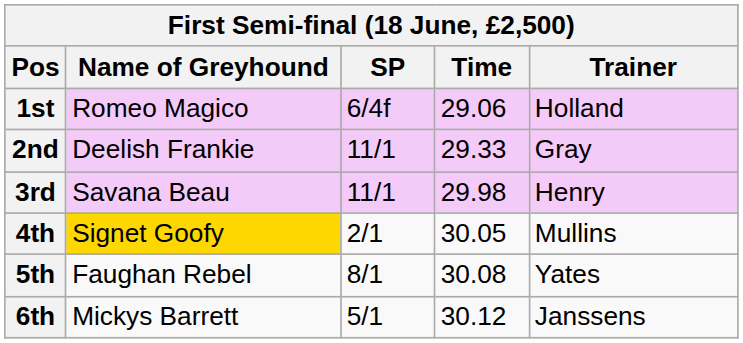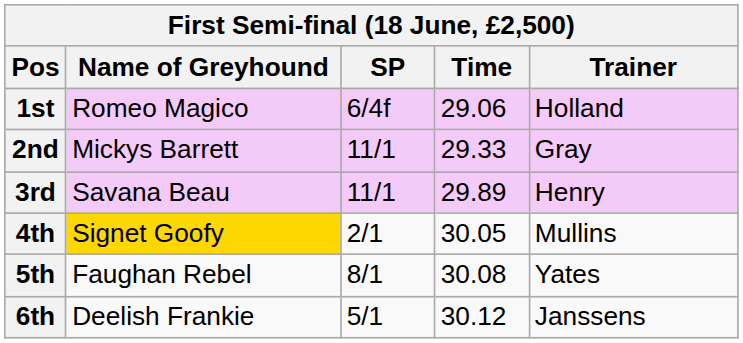(163, 150) Deelish Frankie -> (155, 150) Mickys Barrett
(474, 191) 29.98 -> (474, 191) 29.89
(155, 316) Mickys Barrett -> (163, 316) Deelish Frankie
